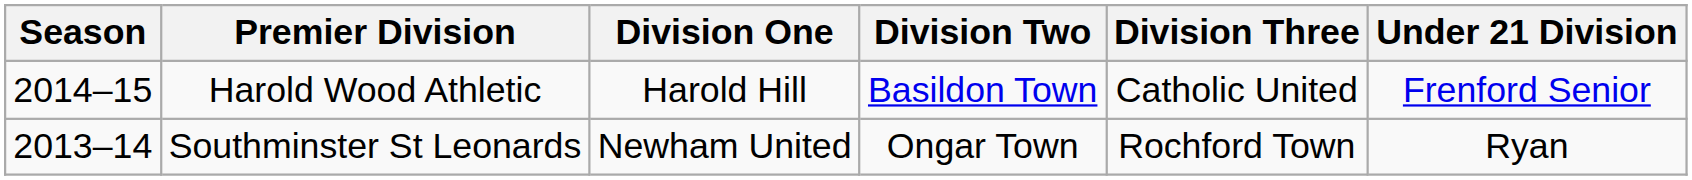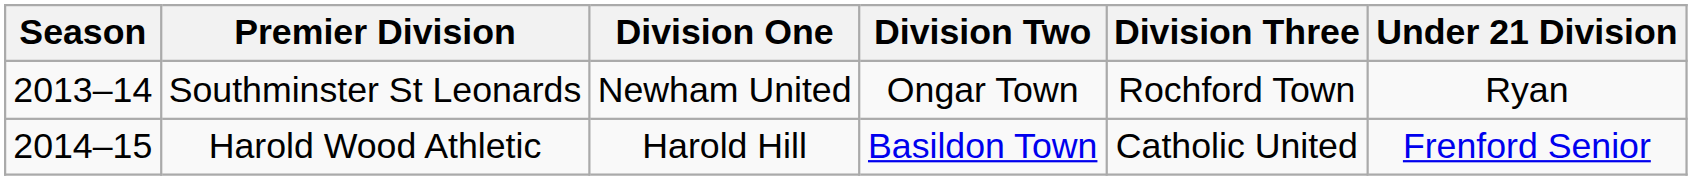rows swapped: (375, 145) <-> (375, 89)
